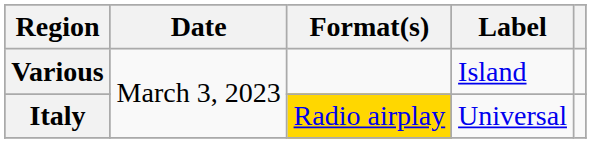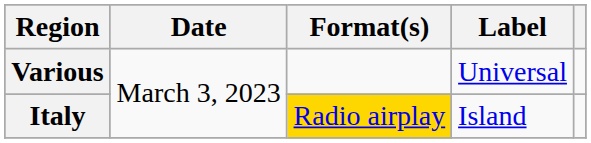(492, 71) Island -> (513, 71) Universal
(513, 115) Universal -> (492, 115) Island
